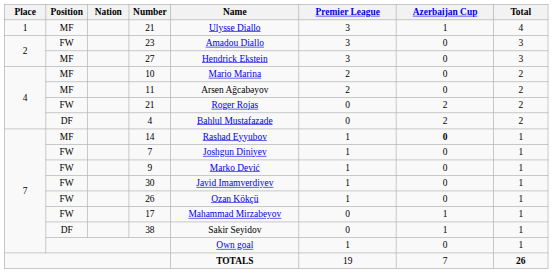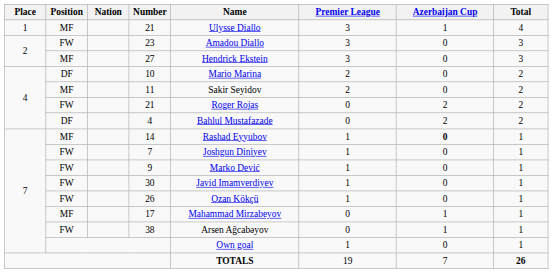(67, 74) MF -> (67, 74) DF
(235, 90) Arsen Ağcabəyov -> (235, 90) Sakir Seyidov
(67, 214) FW -> (67, 214) MF
(67, 229) DF -> (67, 229) FW
(235, 229) Sakir Seyidov -> (235, 229) Arsen Ağcabəyov
